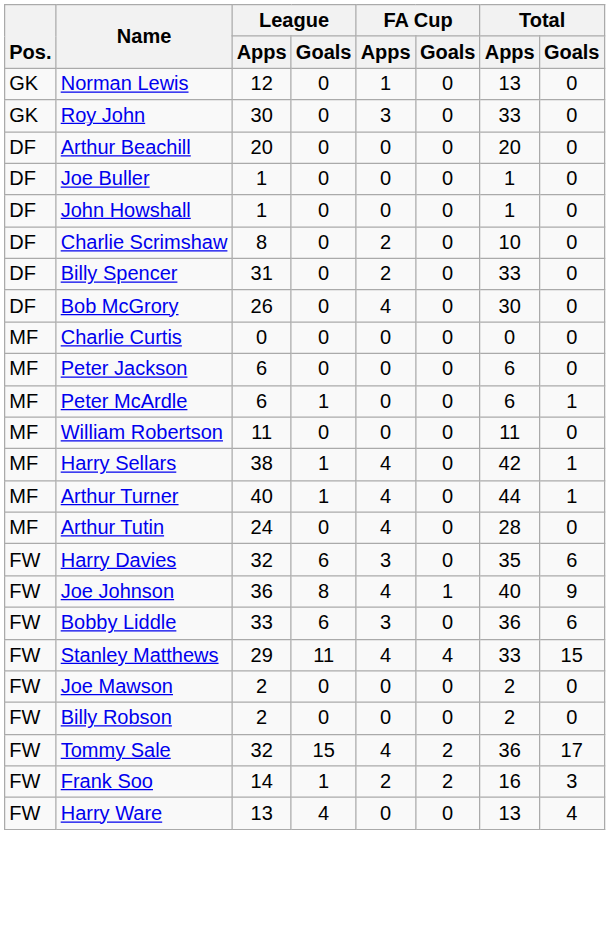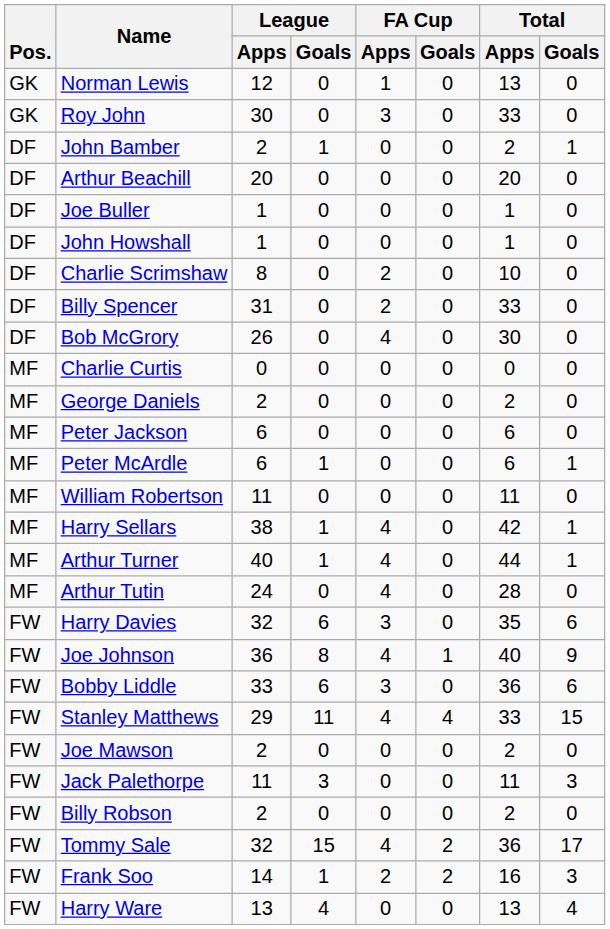+ row: (120, 147)
+ row: (130, 400)
+ row: (132, 781)
